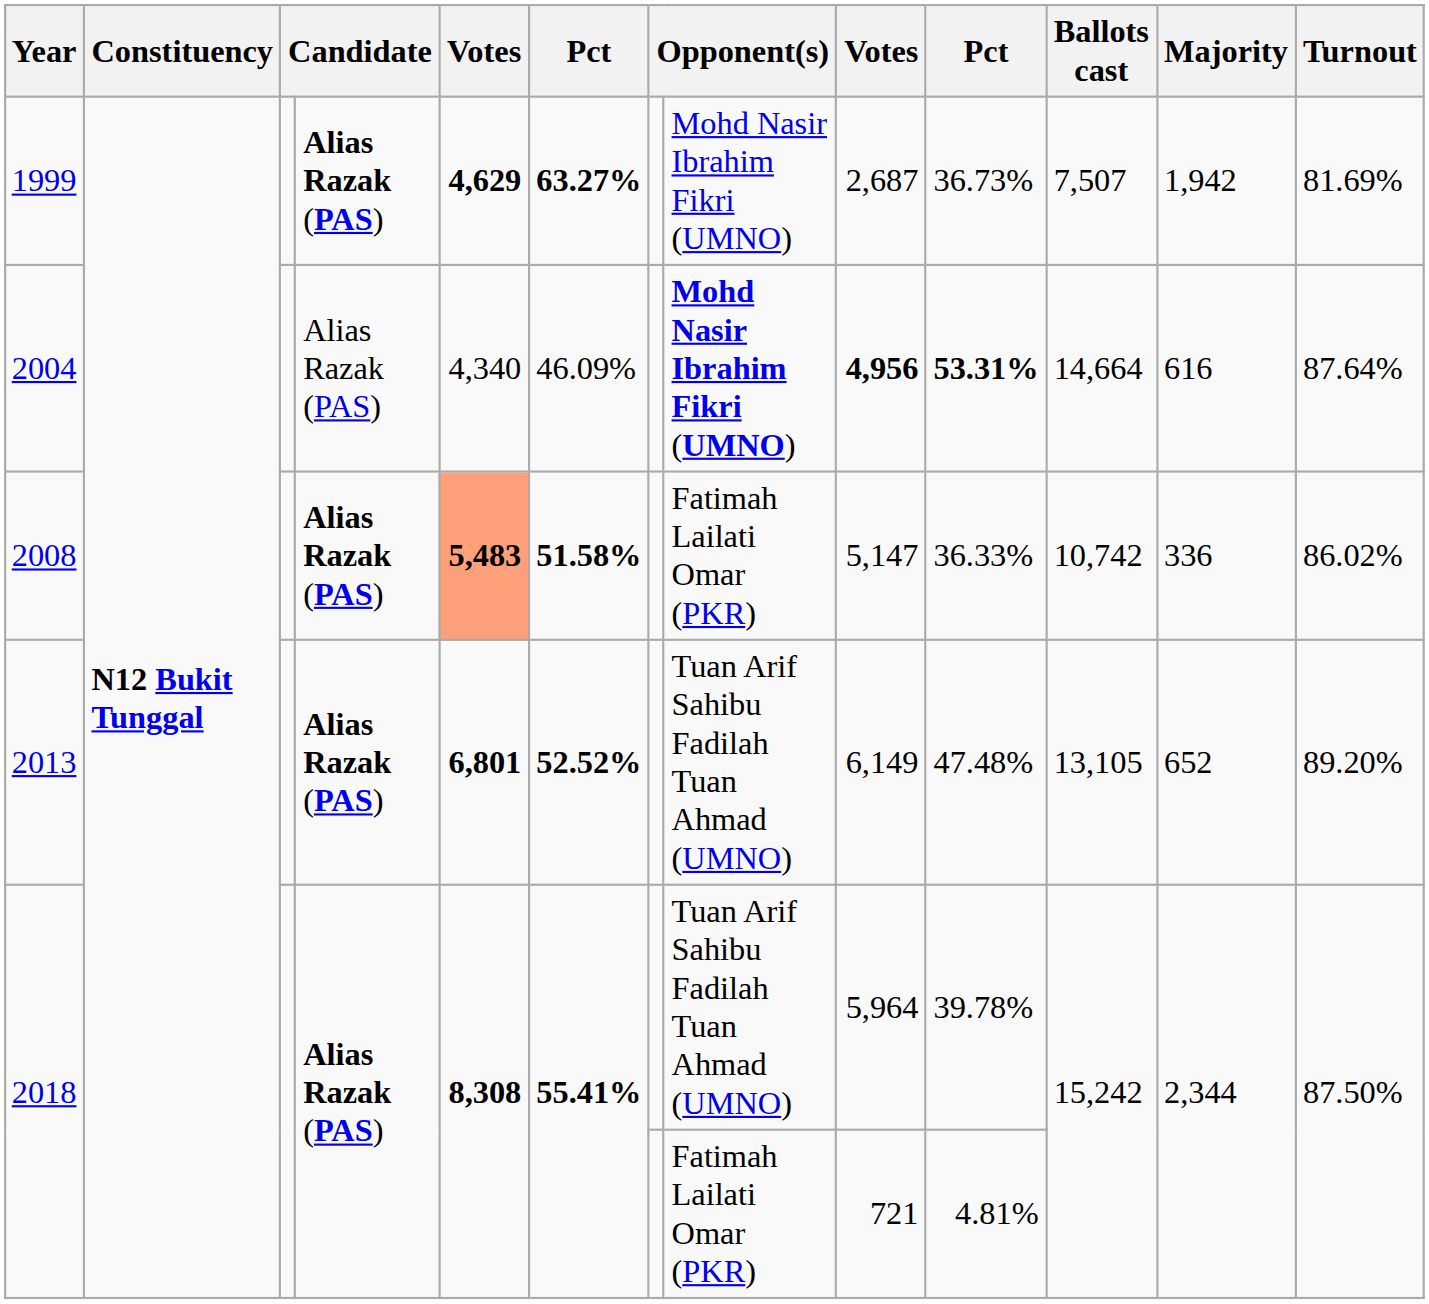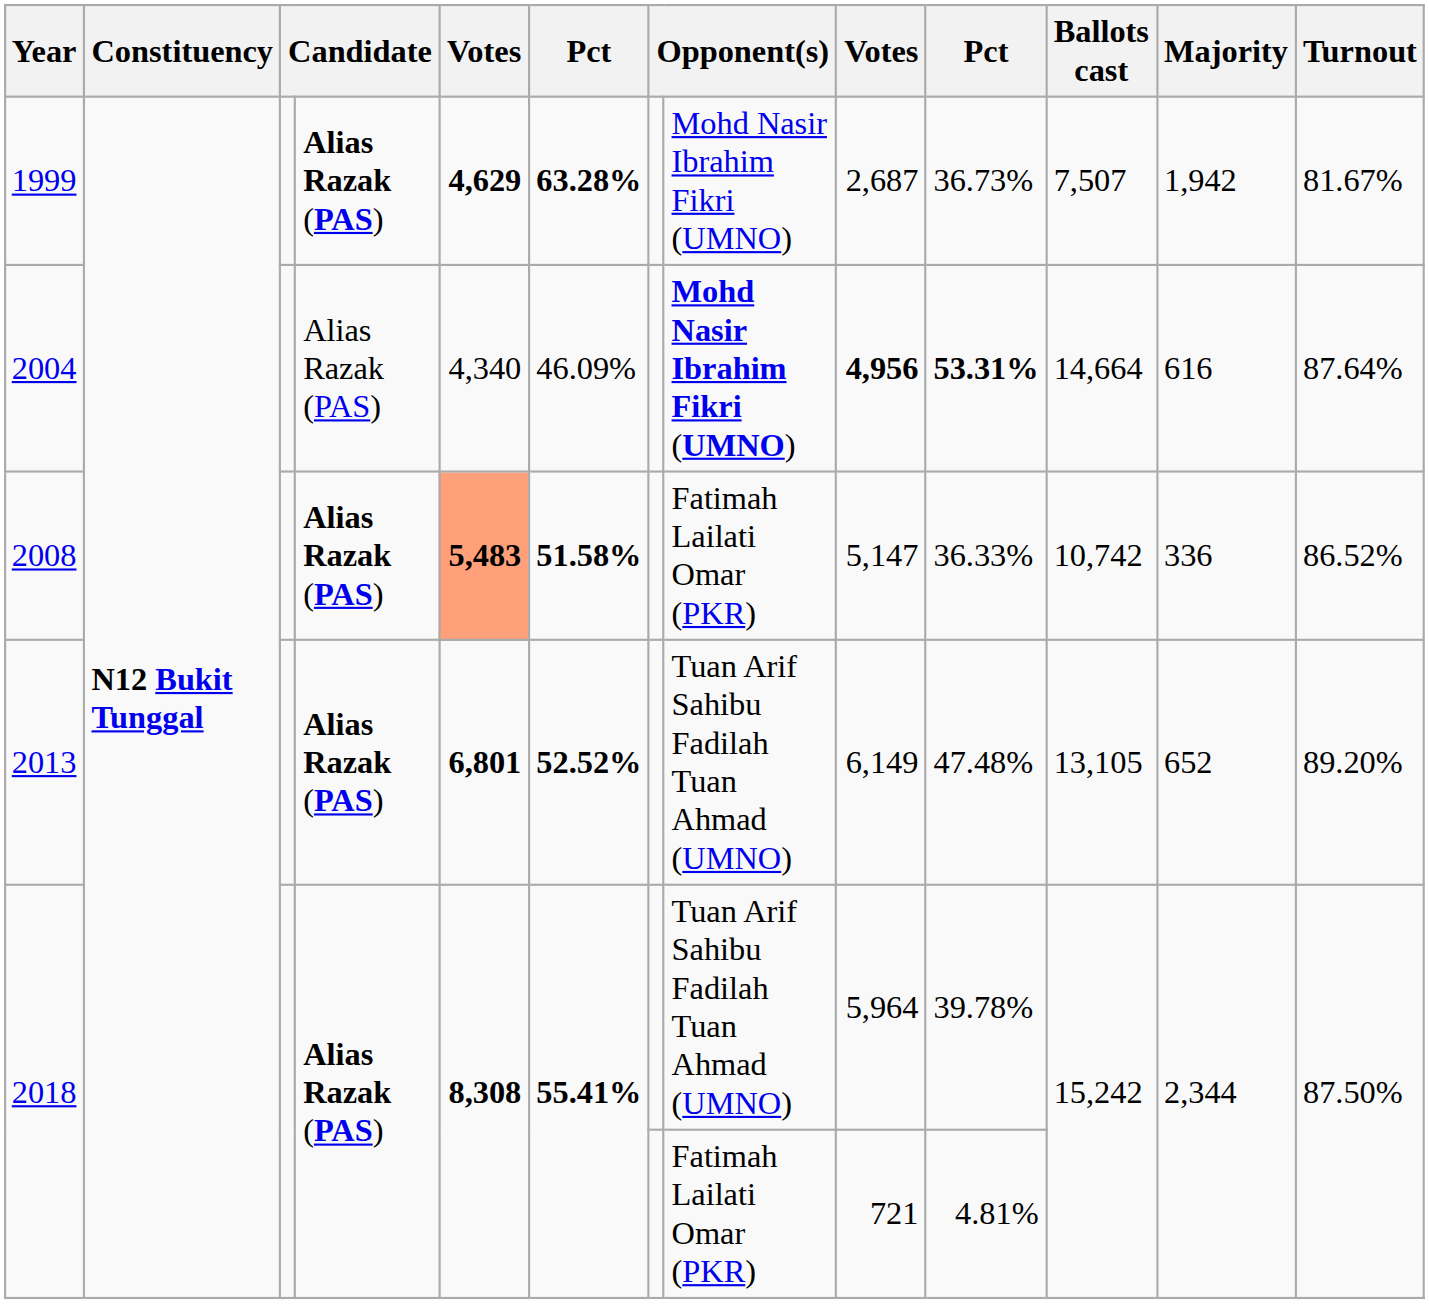(589, 180) 63.27% -> (589, 180) 63.28%
(1353, 180) 81.69% -> (1353, 180) 81.67%
(1353, 555) 86.02% -> (1353, 555) 86.52%
